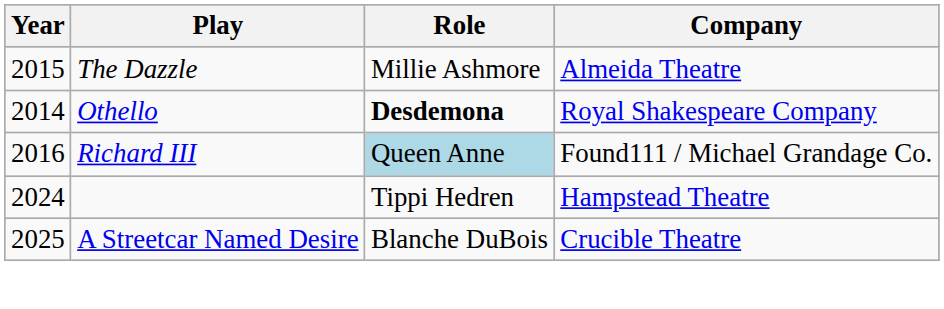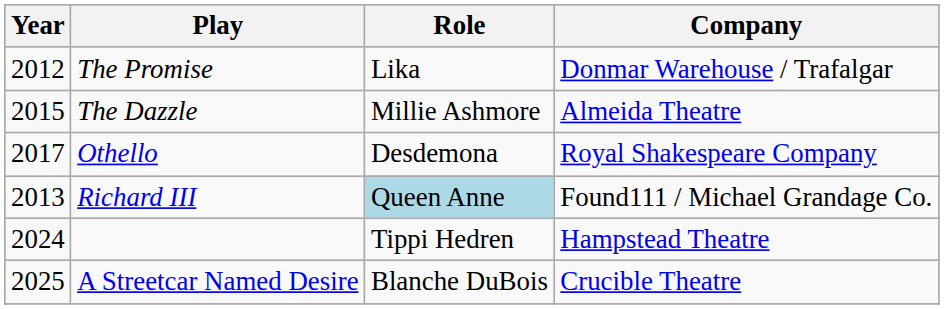+ row: (145, 68)
(38, 111) 2014 -> (38, 153) 2017
(437, 111) bold -> (434, 153) normal
(38, 153) 2016 -> (38, 196) 2013
